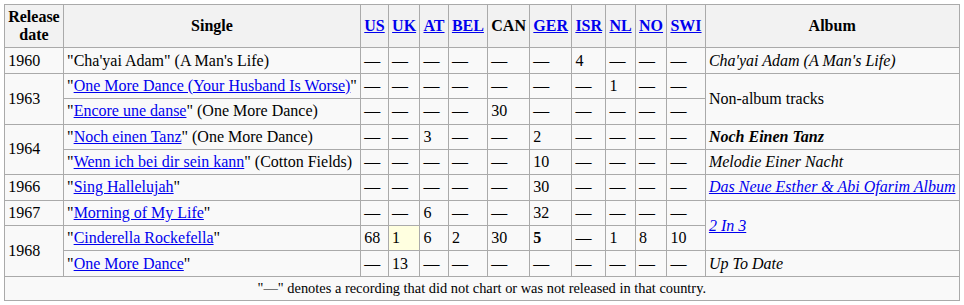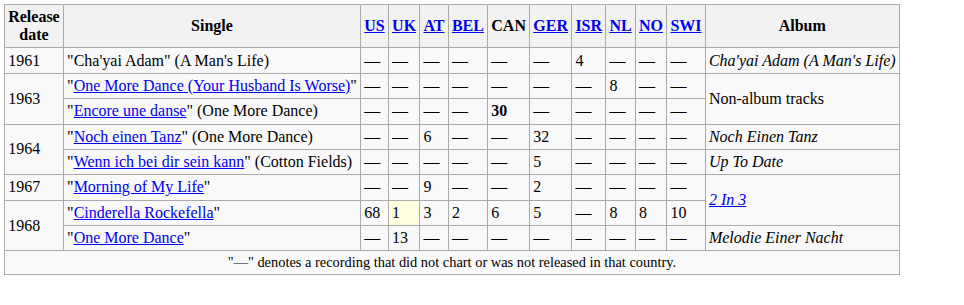(24, 60) 1960 -> (24, 60) 1961
(613, 85) 1 -> (613, 85) 8
(499, 111) normal -> (499, 111) bold
(427, 136) 3 -> (427, 136) 6
(537, 136) 2 -> (541, 136) 32
(766, 136) bold -> (763, 136) normal
(541, 162) 10 -> (537, 162) 5
(776, 162) Melodie Einer Nacht -> (746, 162) Up To Date
- row: (124, 187)
(427, 212) 6 -> (427, 187) 9
(541, 212) 32 -> (537, 187) 2
(427, 238) 6 -> (427, 212) 3
(499, 238) 30 -> (495, 212) 6
(537, 238) bold -> (537, 212) normal
(613, 238) 1 -> (613, 212) 8
(746, 263) Up To Date -> (776, 238) Melodie Einer Nacht
